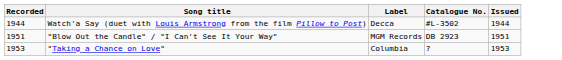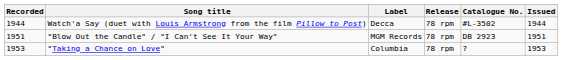+ column: (442, 11)
